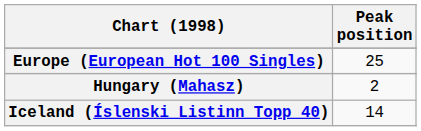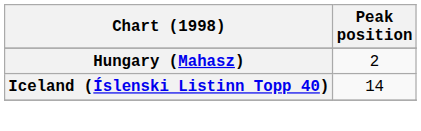- row: (169, 61)
